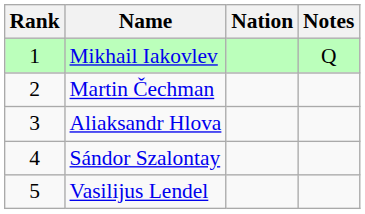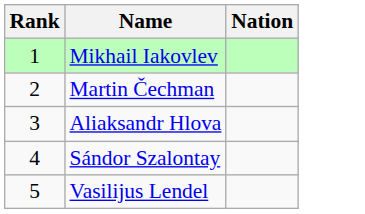- column: (329, 21)
